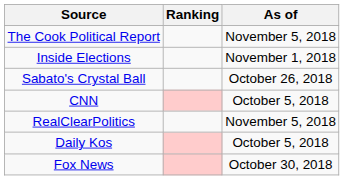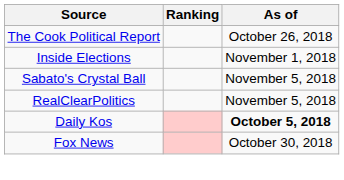(281, 36) November 5, 2018 -> (281, 36) October 26, 2018
(281, 79) October 26, 2018 -> (281, 79) November 5, 2018
- row: (84, 100)
(281, 143) normal -> (281, 121) bold
